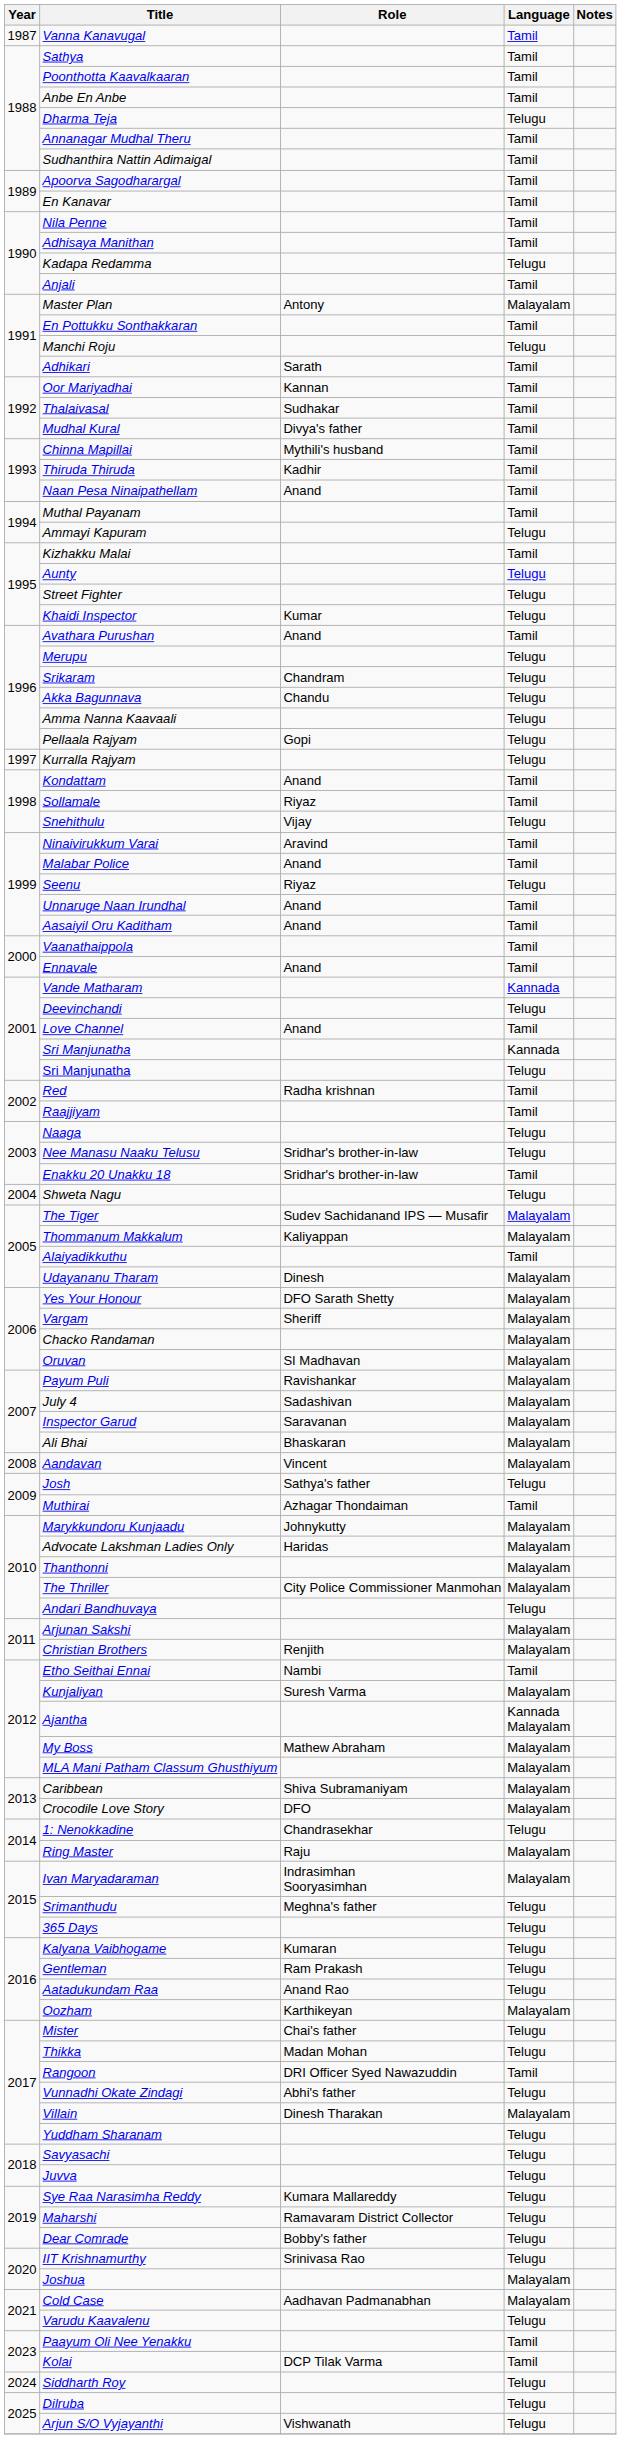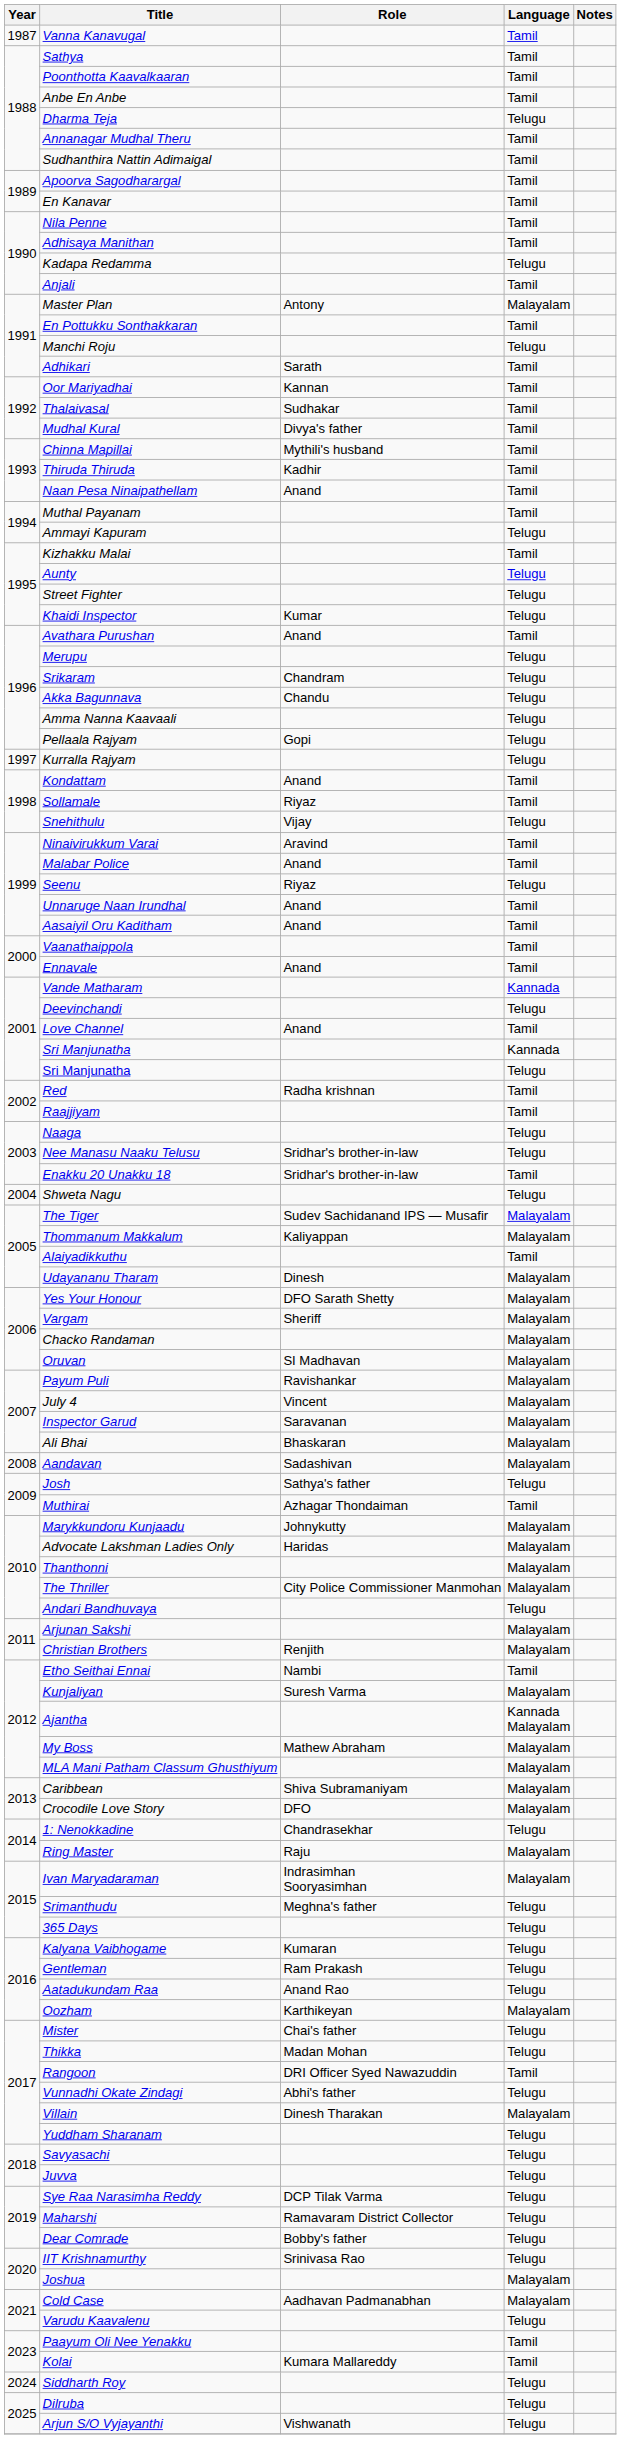(318, 1401) Sadashivan -> (305, 1401) Vincent
(305, 1464) Vincent -> (318, 1464) Sadashivan
(340, 2196) Kumara Mallareddy -> (333, 2196) DCP Tilak Varma
(333, 2362) DCP Tilak Varma -> (340, 2362) Kumara Mallareddy
